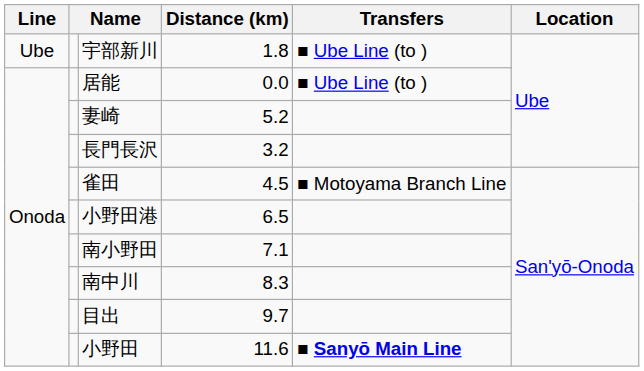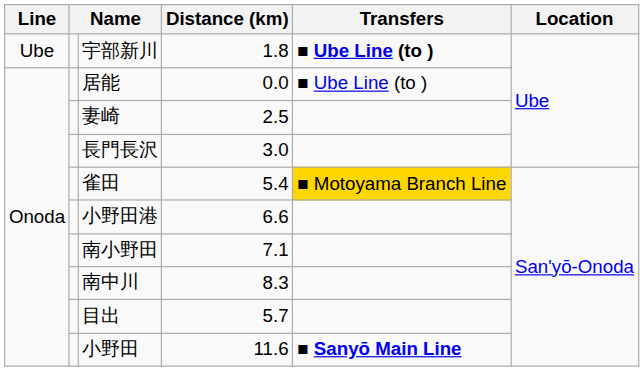(362, 50) normal -> (365, 50) bold
(276, 117) 5.2 -> (276, 117) 2.5
(276, 150) 3.2 -> (276, 150) 3.0
(276, 183) 4.5 -> (276, 183) 5.4
(402, 183) no background -> (402, 183) gold background
(276, 216) 6.5 -> (276, 216) 6.6
(276, 316) 9.7 -> (276, 316) 5.7
